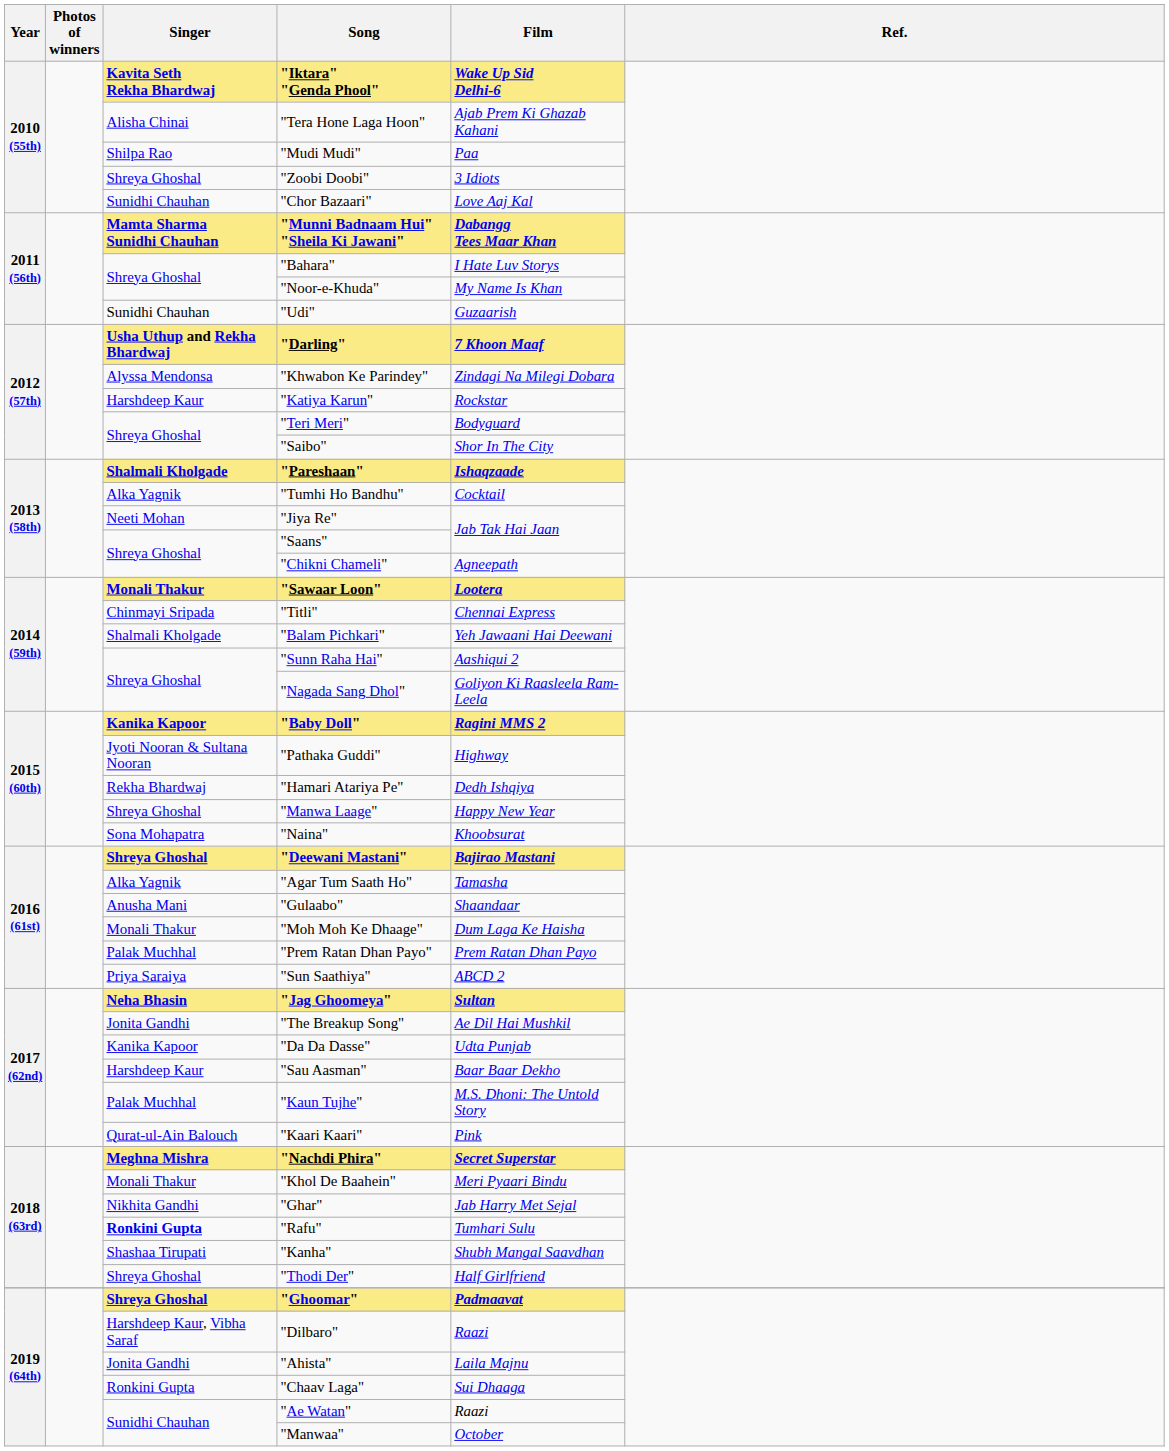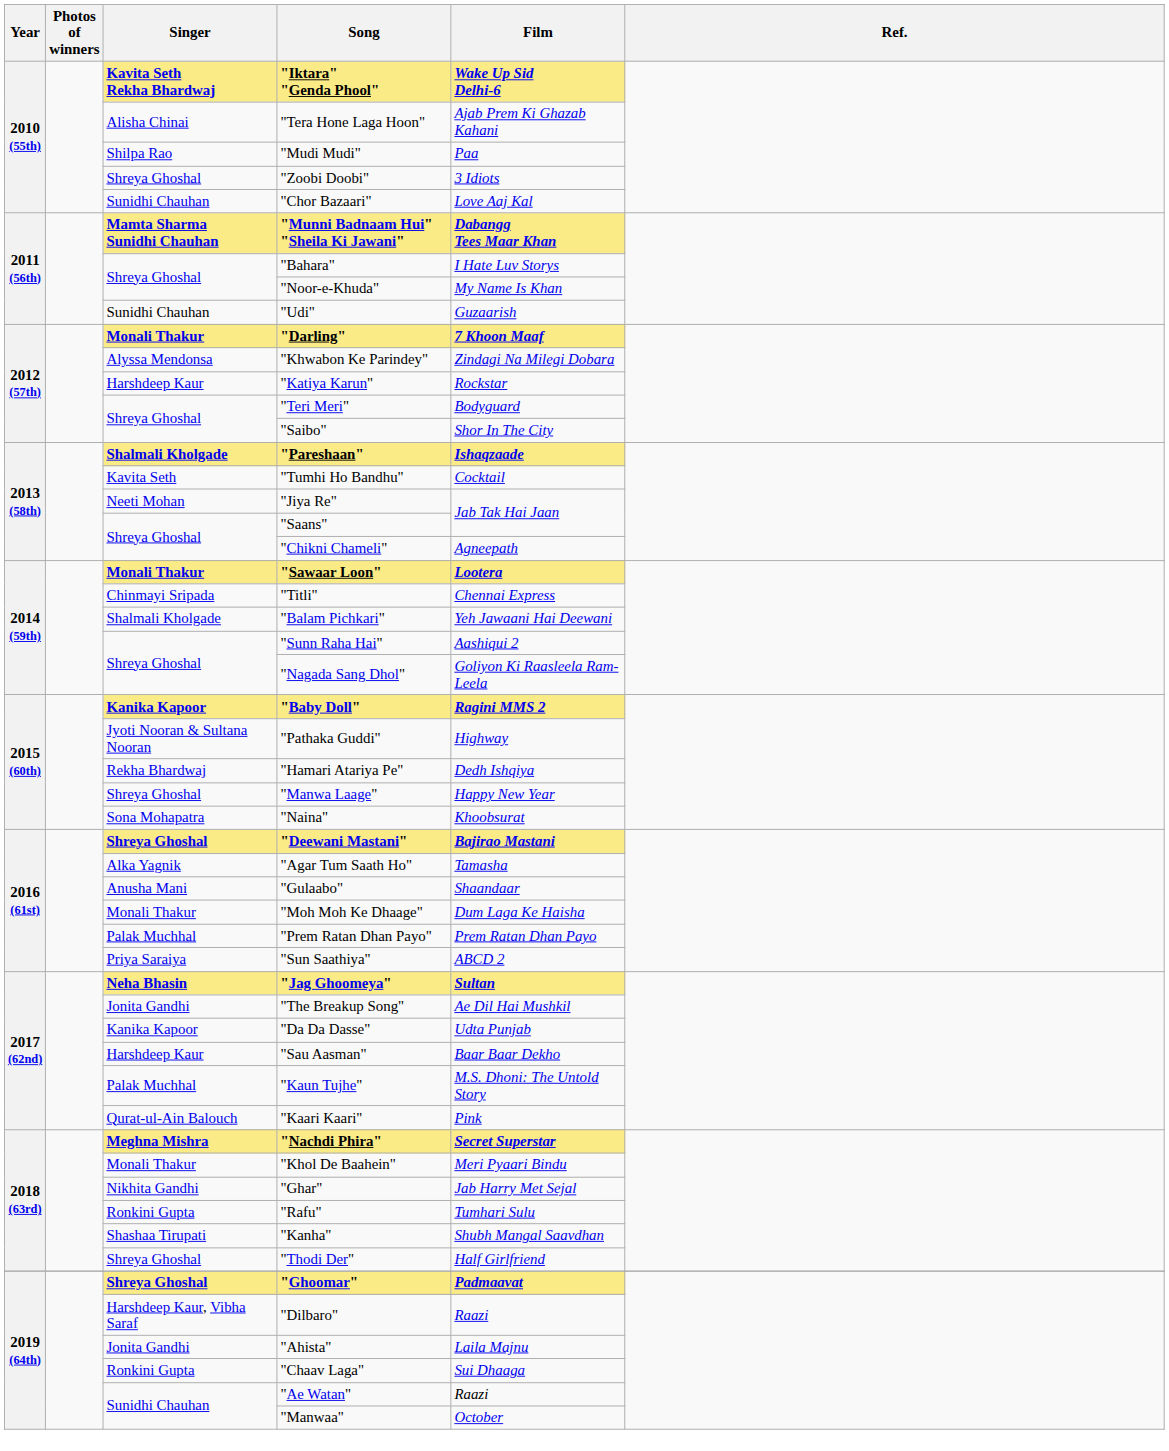(181, 344) Usha Uthup and Rekha Bhardwaj -> (155, 335) Monali Thakur
(144, 494) Alka Yagnik -> (141, 477) Kavita Seth
(154, 1228) bold -> (150, 1212) normal
